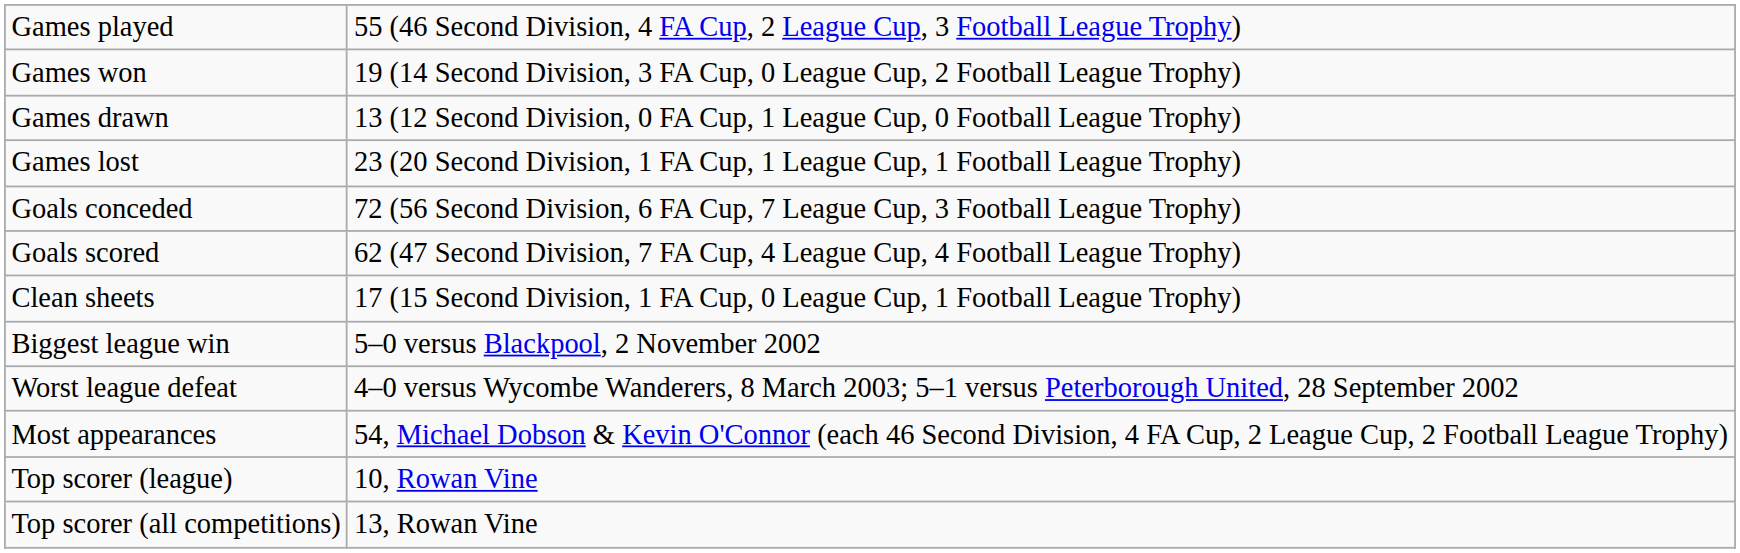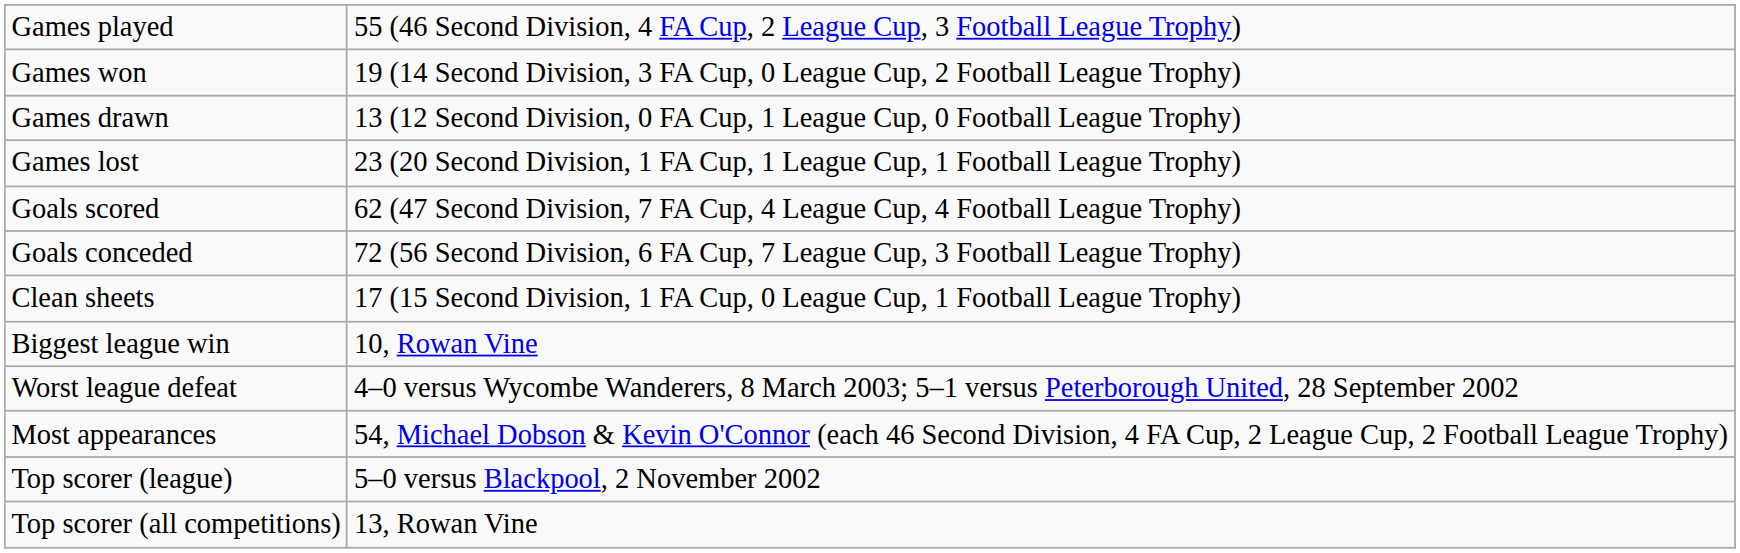rows swapped: (85, 252) <-> (102, 207)
(587, 343) 5–0 versus Blackpool, 2 November 2002 -> (446, 343) 10, Rowan Vine
(446, 478) 10, Rowan Vine -> (587, 478) 5–0 versus Blackpool, 2 November 2002
